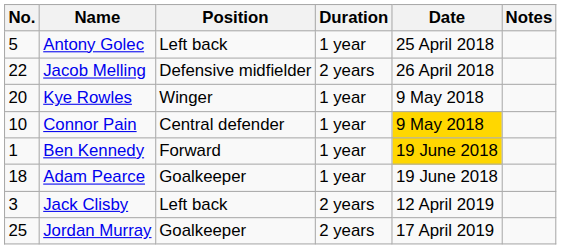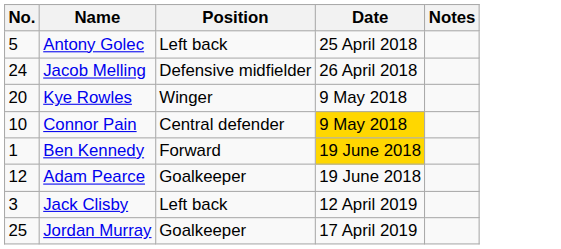- column: (354, 17)
(18, 71) 22 -> (18, 71) 24
(18, 177) 18 -> (18, 177) 12
